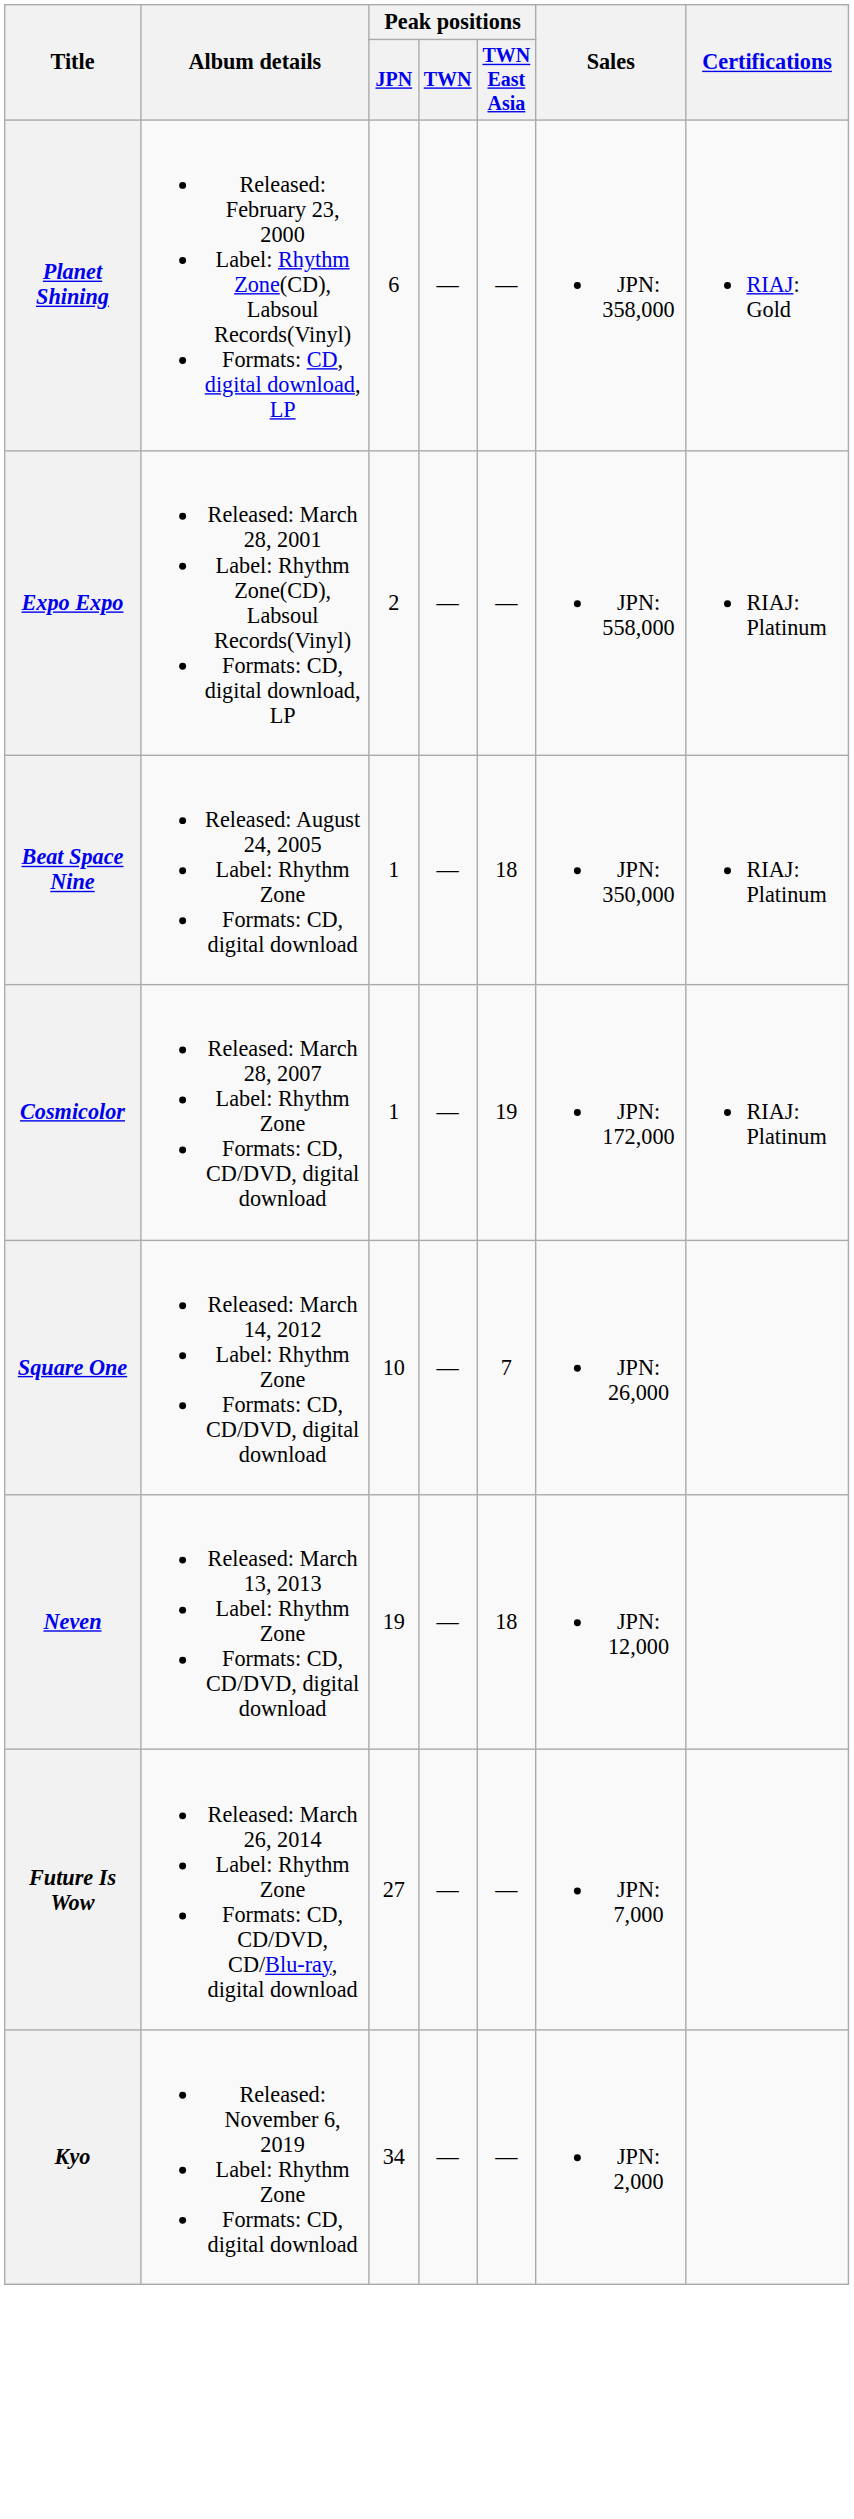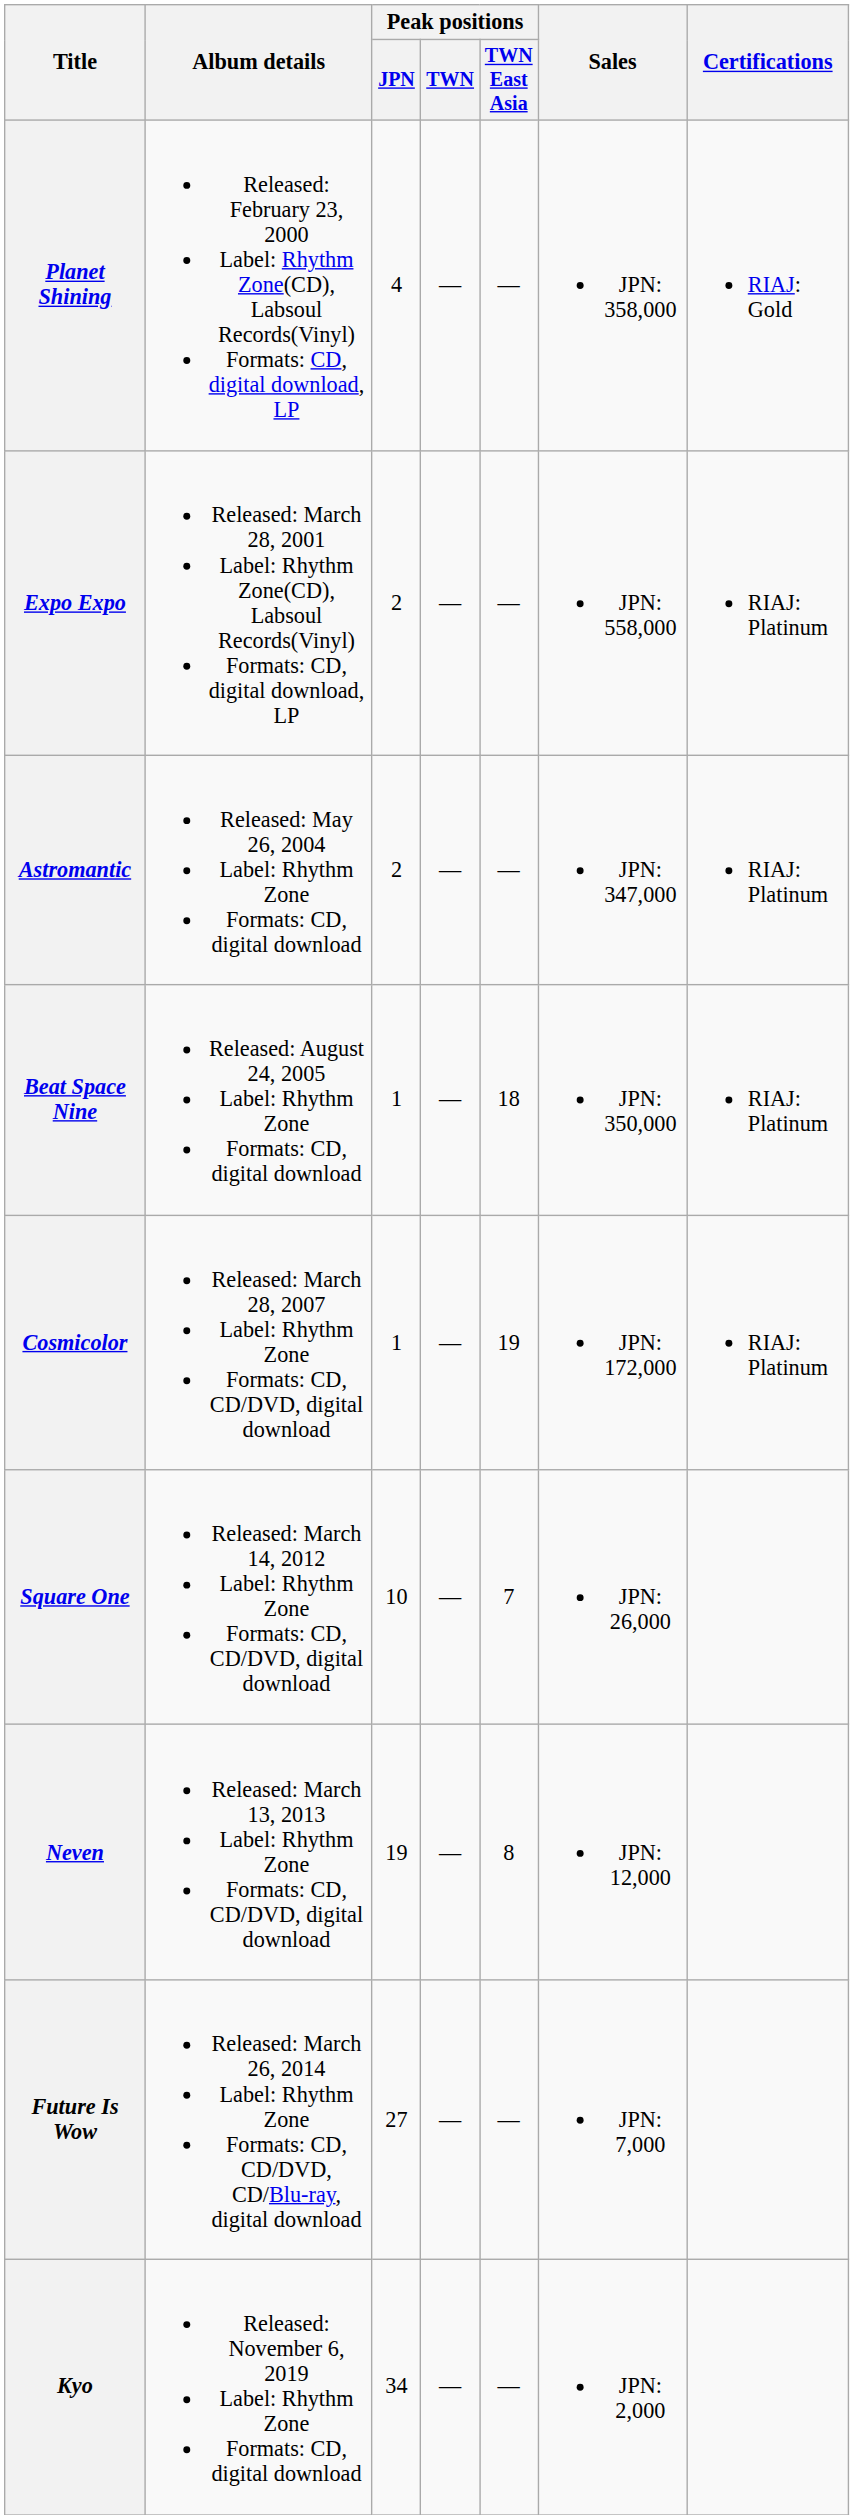(394, 285) 6 -> (396, 285) 4
+ row: (75, 869)
(506, 1622) 18 -> (509, 1851) 8
